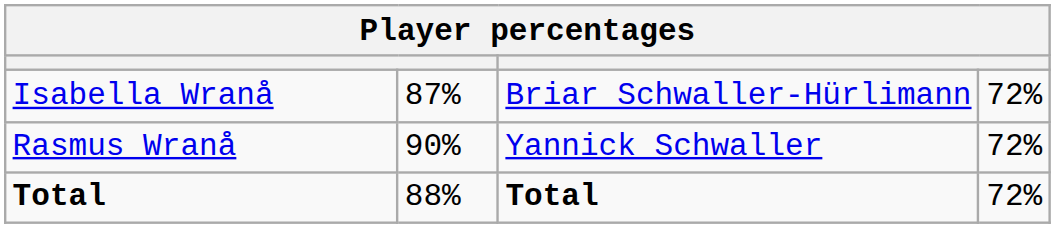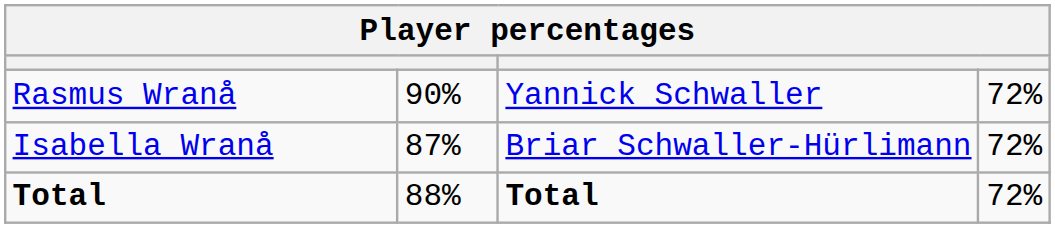rows swapped: (143, 96) <-> (124, 147)
